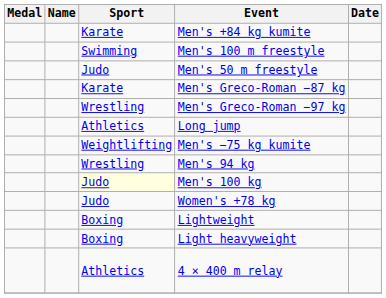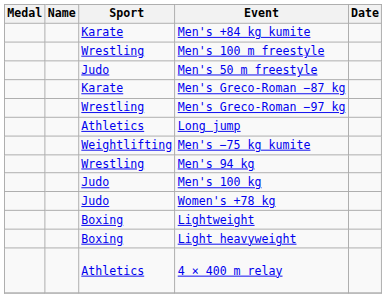(109, 52) Swimming -> (113, 52) Wrestling
(95, 183) lightyellow background -> (95, 183) no background
